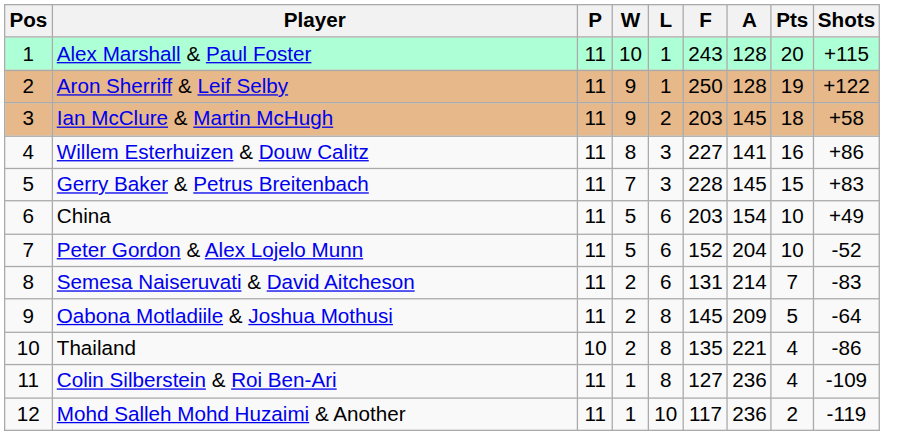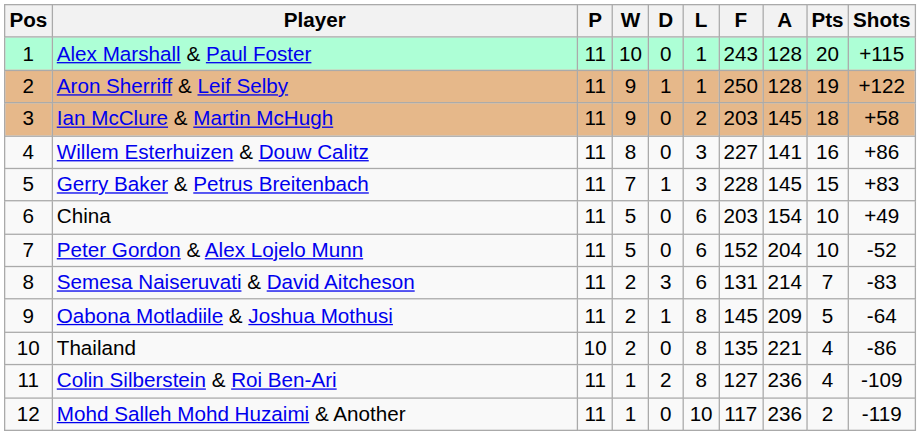+ column: (666, 20)
